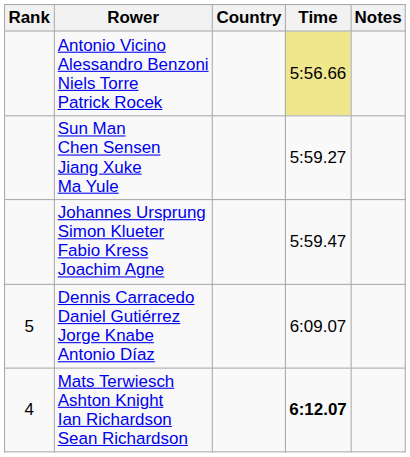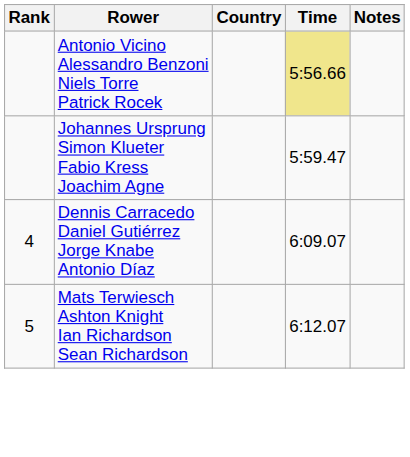- row: (109, 157)
(29, 325) 5 -> (29, 241) 4
(29, 410) 4 -> (29, 325) 5
(318, 410) bold -> (318, 325) normal
